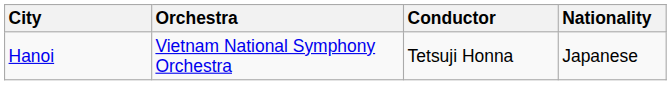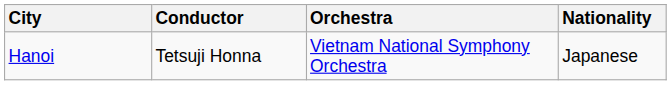columns swapped: (197, 18) <-> (452, 18)
